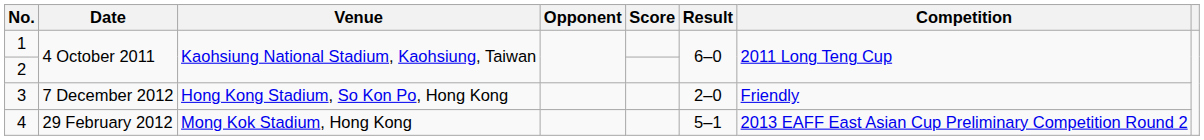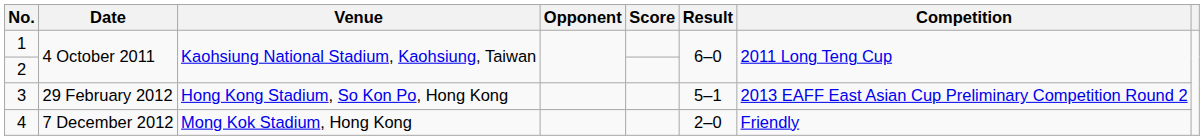(108, 95) 7 December 2012 -> (108, 95) 29 February 2012
(708, 95) 2–0 -> (708, 95) 5–1
(770, 95) Friendly -> (964, 95) 2013 EAFF East Asian Cup Preliminary Competition Round 2
(108, 122) 29 February 2012 -> (108, 122) 7 December 2012
(708, 122) 5–1 -> (708, 122) 2–0
(964, 122) 2013 EAFF East Asian Cup Preliminary Competition Round 2 -> (770, 122) Friendly
